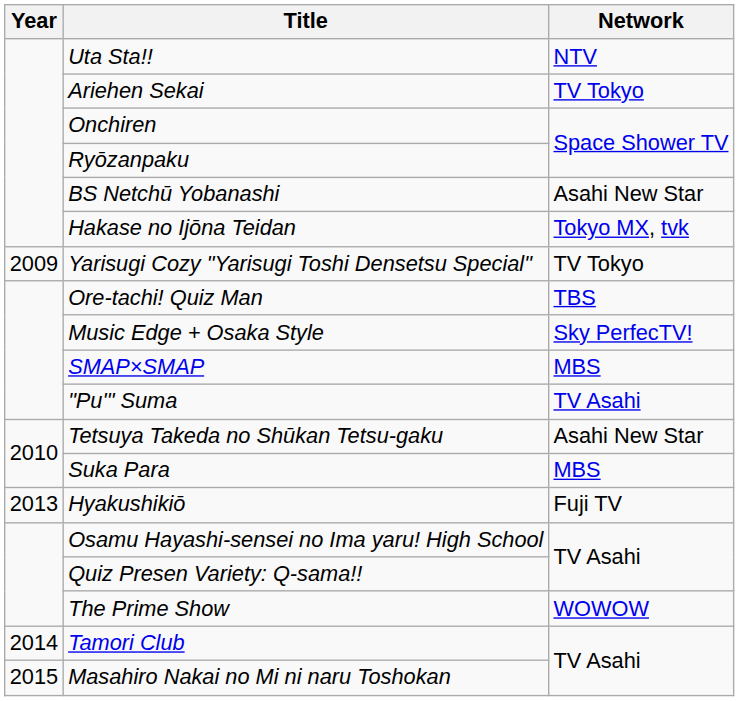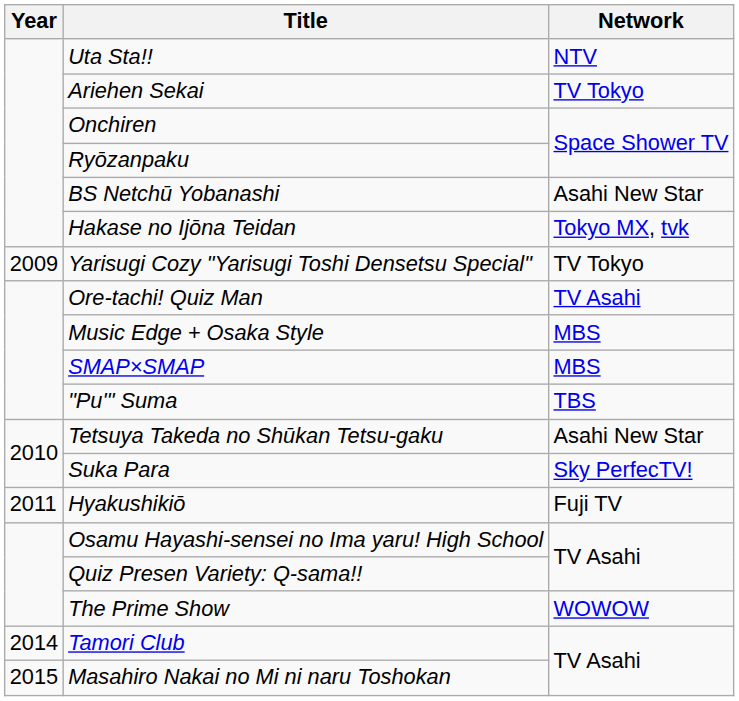(575, 297) TBS -> (597, 297) TV Asahi
(623, 332) Sky PerfecTV! -> (577, 332) MBS
(597, 401) TV Asahi -> (575, 401) TBS
(577, 470) MBS -> (623, 470) Sky PerfecTV!
(34, 504) 2013 -> (33, 504) 2011
